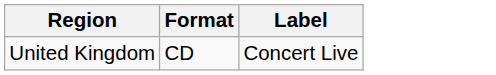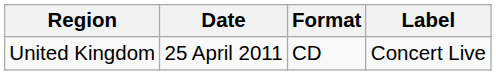+ column: (224, 20)
